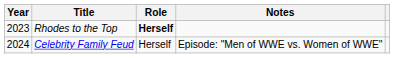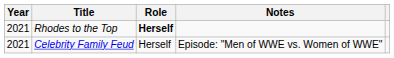(18, 28) 2023 -> (18, 28) 2021
(18, 45) 2024 -> (18, 45) 2021
